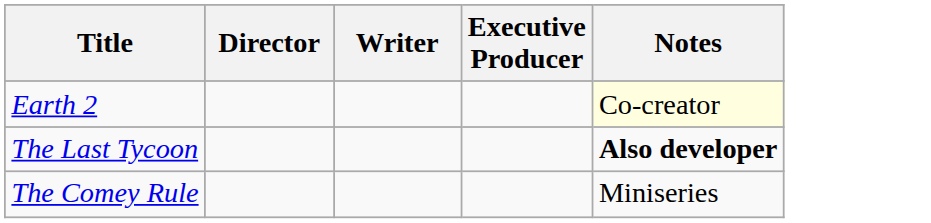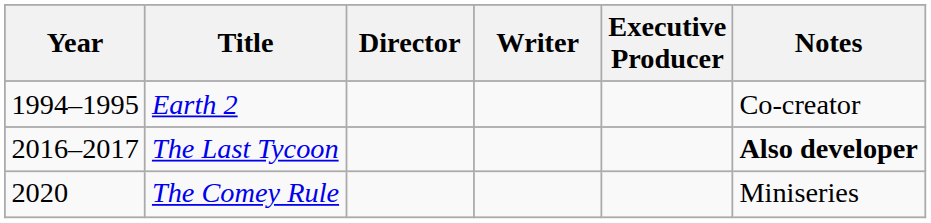+ column: (75, 42)
(659, 103) lightyellow background -> (800, 103) no background
